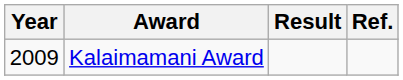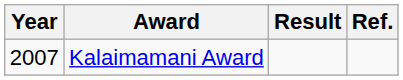(34, 57) 2009 -> (34, 57) 2007
